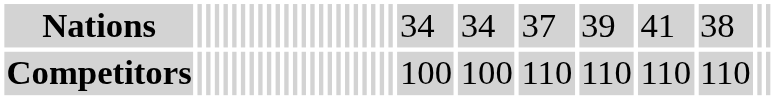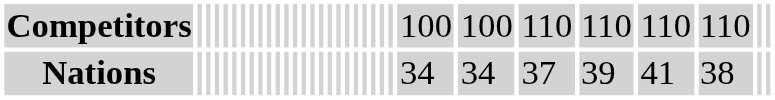rows swapped: (99, 25) <-> (99, 72)
